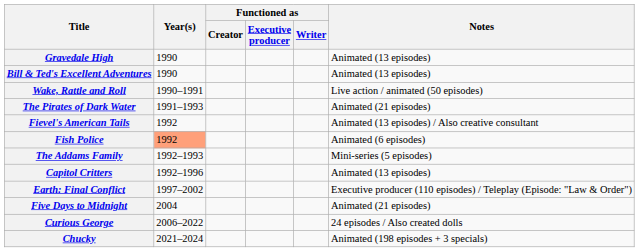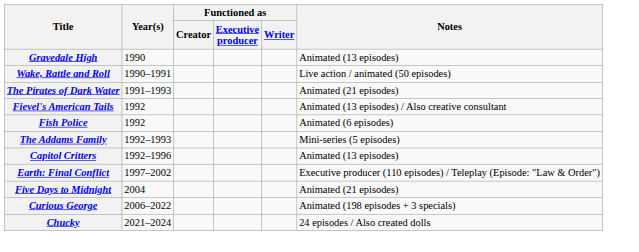- row: (79, 73)
(167, 139) lightsalmon background -> (135, 123) no background
(397, 222) 24 episodes / Also created dolls -> (377, 205) Animated (198 episodes + 3 specials)
(409, 238) Animated (198 episodes + 3 specials) -> (365, 222) 24 episodes / Also created dolls
